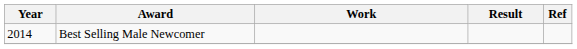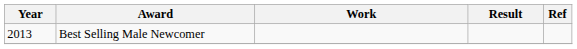(20, 33) 2014 -> (20, 33) 2013
